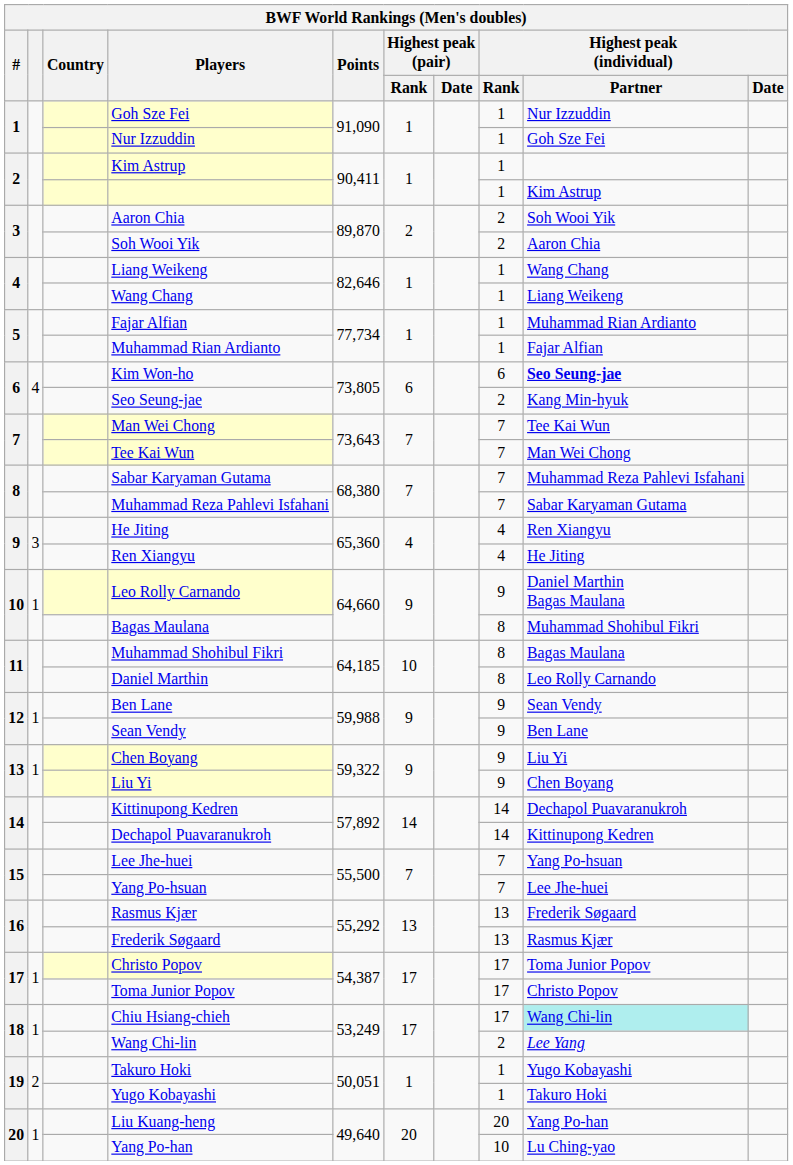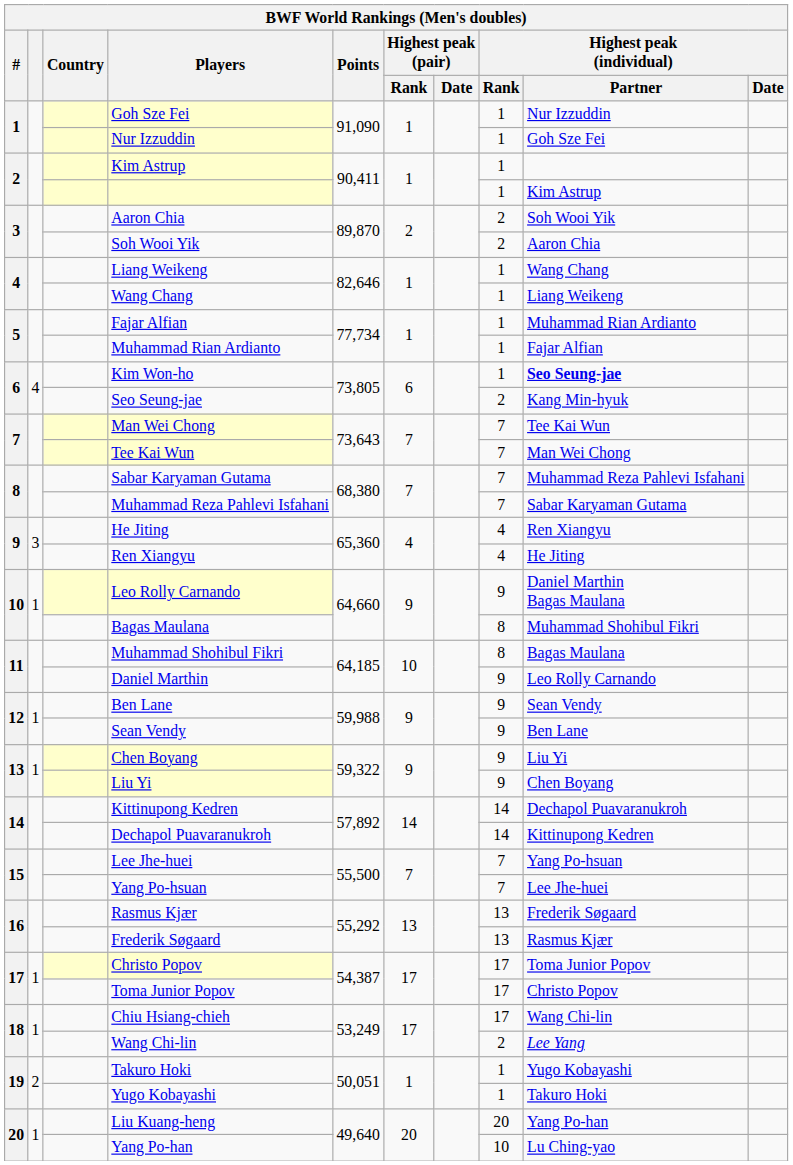(501, 374) 6 -> (501, 374) 1
(501, 678) 8 -> (501, 678) 9
(570, 1017) paleturquoise background -> (570, 1017) no background
